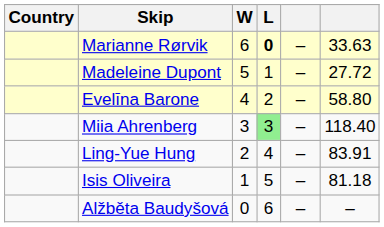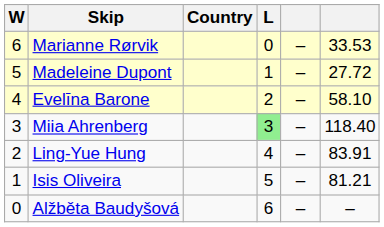columns swapped: (41, 18) <-> (245, 18)
(269, 45) bold -> (269, 45) normal
(350, 45) 33.63 -> (350, 45) 33.53
(350, 99) 58.80 -> (350, 99) 58.10
(350, 180) 81.18 -> (350, 180) 81.21
